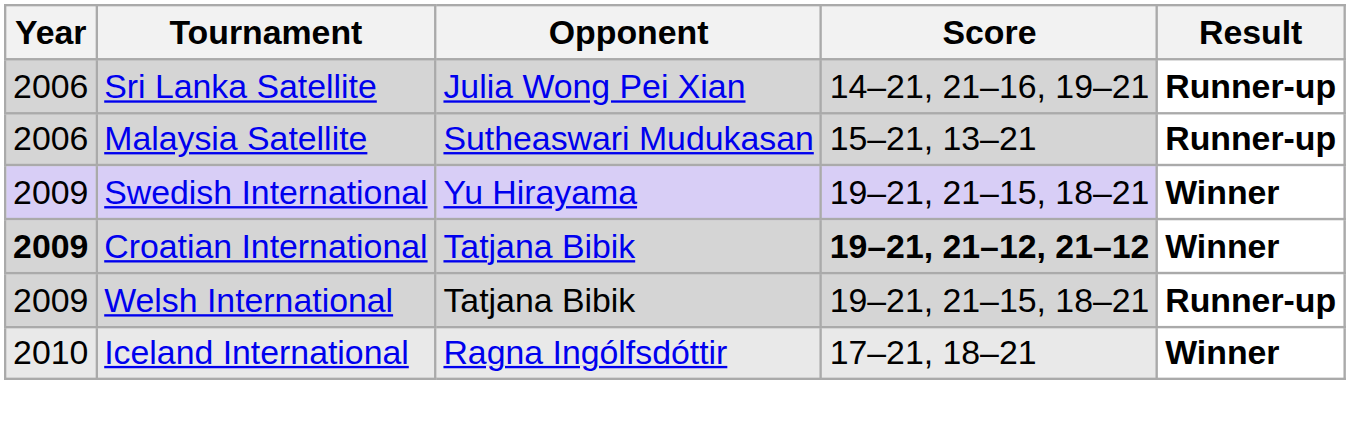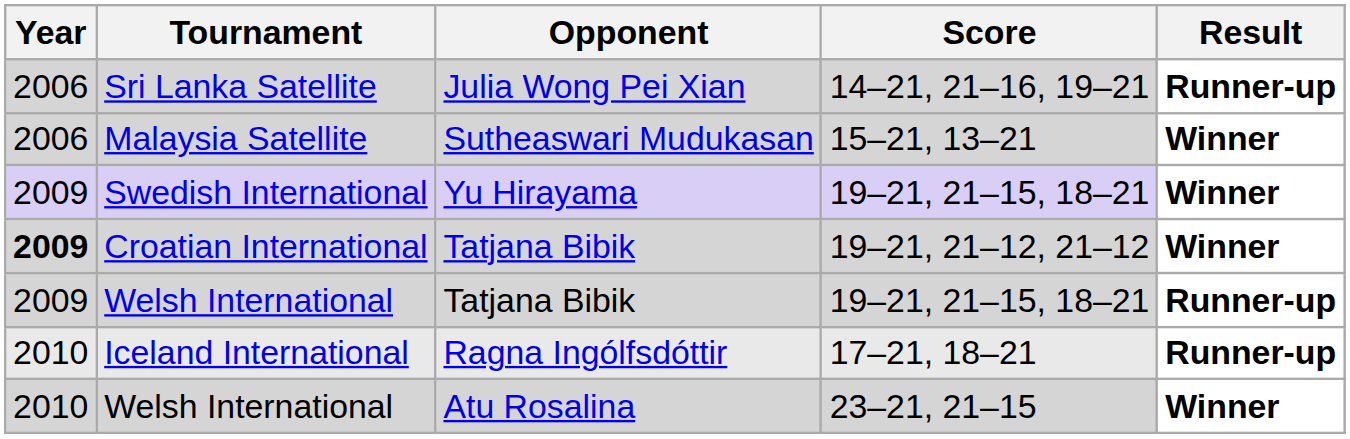(1251, 139) Runner-up -> (1222, 139) Winner
(990, 246) bold -> (990, 246) normal
(1222, 353) Winner -> (1251, 353) Runner-up
+ row: (249, 407)
